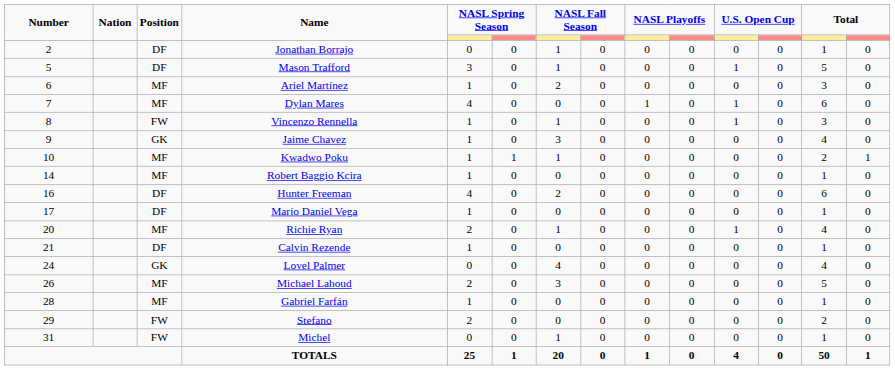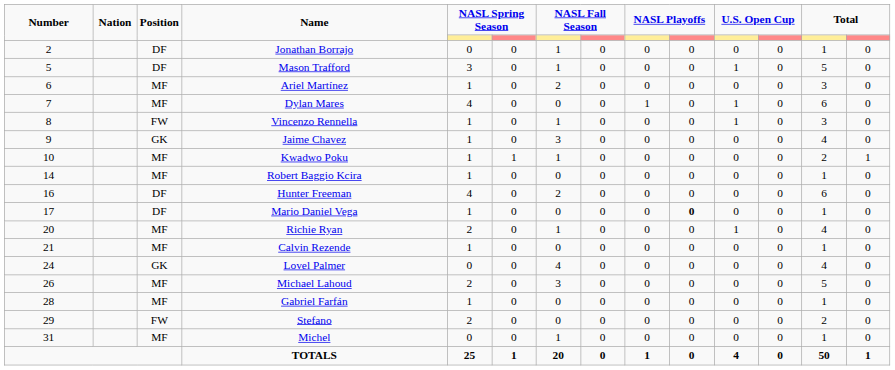(692, 211) normal -> (692, 211) bold
(159, 247) DF -> (159, 247) MF
(159, 337) FW -> (159, 337) MF
